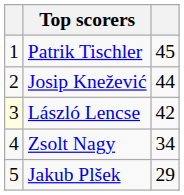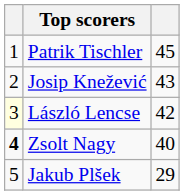(165, 81) 44 -> (165, 81) 43
(14, 143) normal -> (14, 143) bold
(165, 143) 34 -> (165, 143) 40
